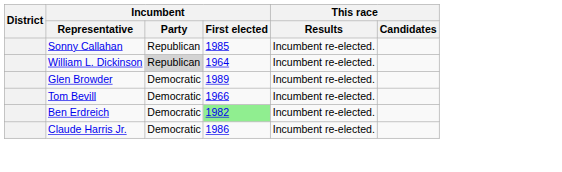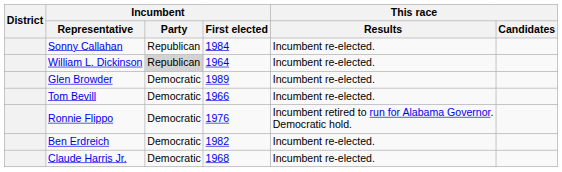(217, 46) 1985 -> (217, 46) 1984
+ row: (81, 119)
(217, 113) lightgreen background -> (217, 141) no background
(217, 130) 1986 -> (217, 158) 1968
